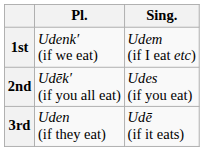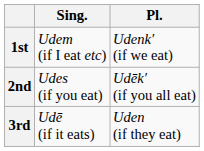columns swapped: (162, 16) <-> (79, 16)
